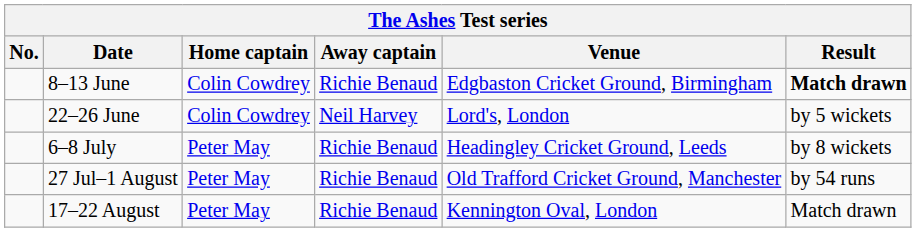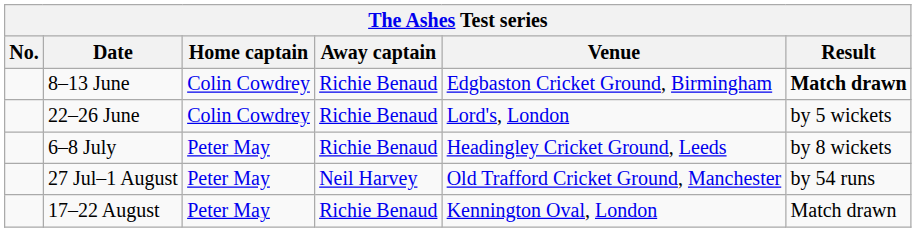(368, 115) Neil Harvey -> (378, 115) Richie Benaud
(378, 178) Richie Benaud -> (368, 178) Neil Harvey
